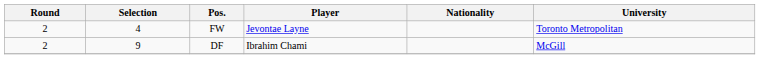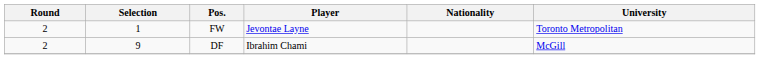(138, 29) 4 -> (138, 29) 1
